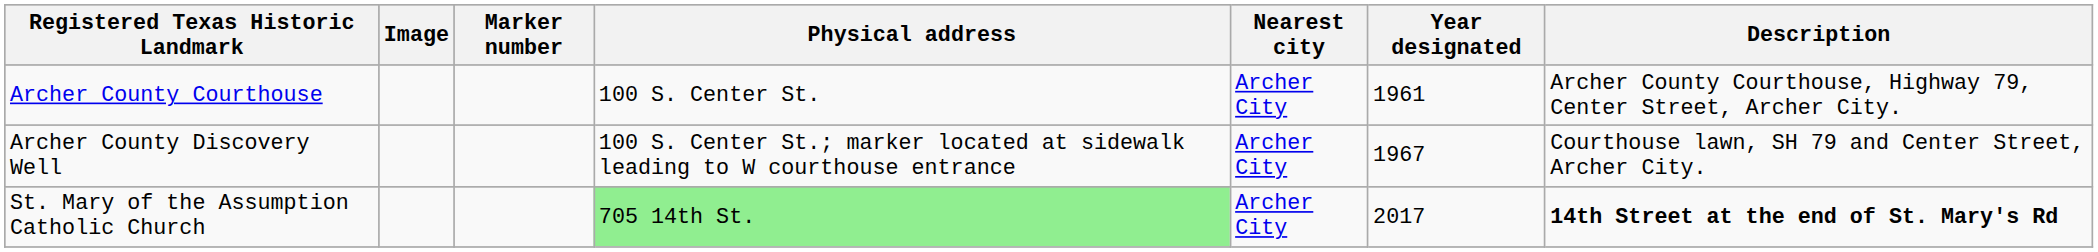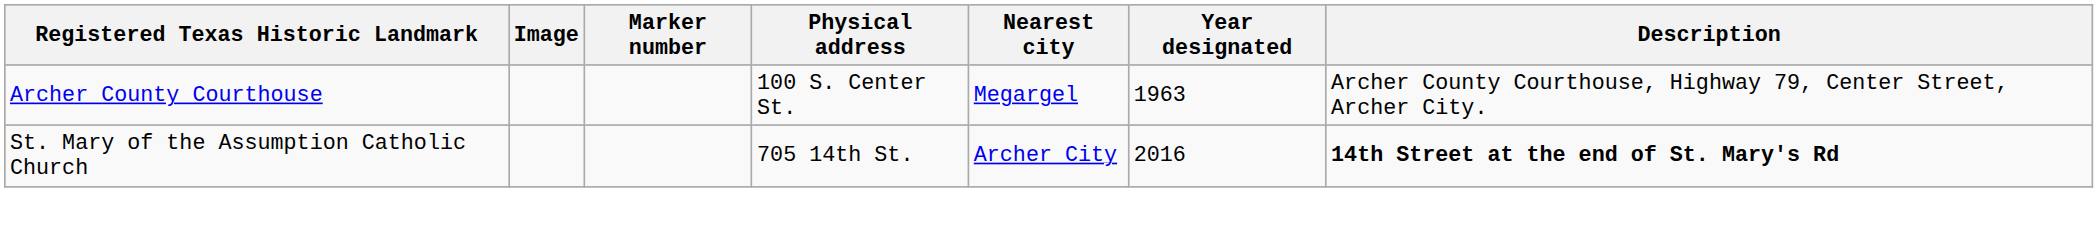(1274, 95) Archer City -> (1026, 95) Megargel
(1399, 95) 1961 -> (1160, 95) 1963
- row: (160, 156)
(677, 216) lightgreen background -> (835, 156) no background
(1399, 216) 2017 -> (1160, 156) 2016
